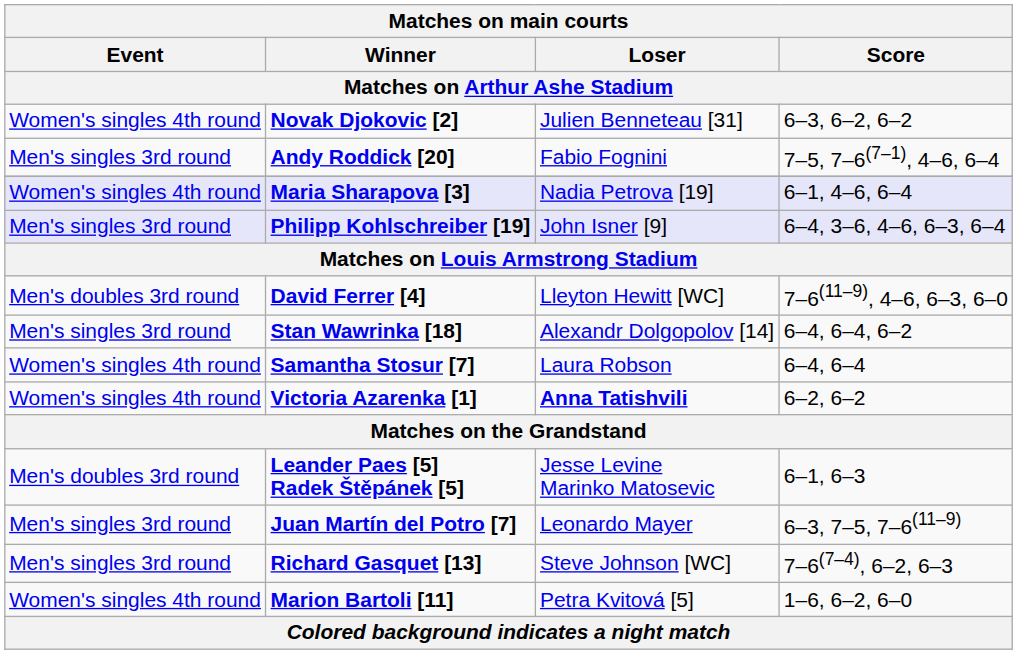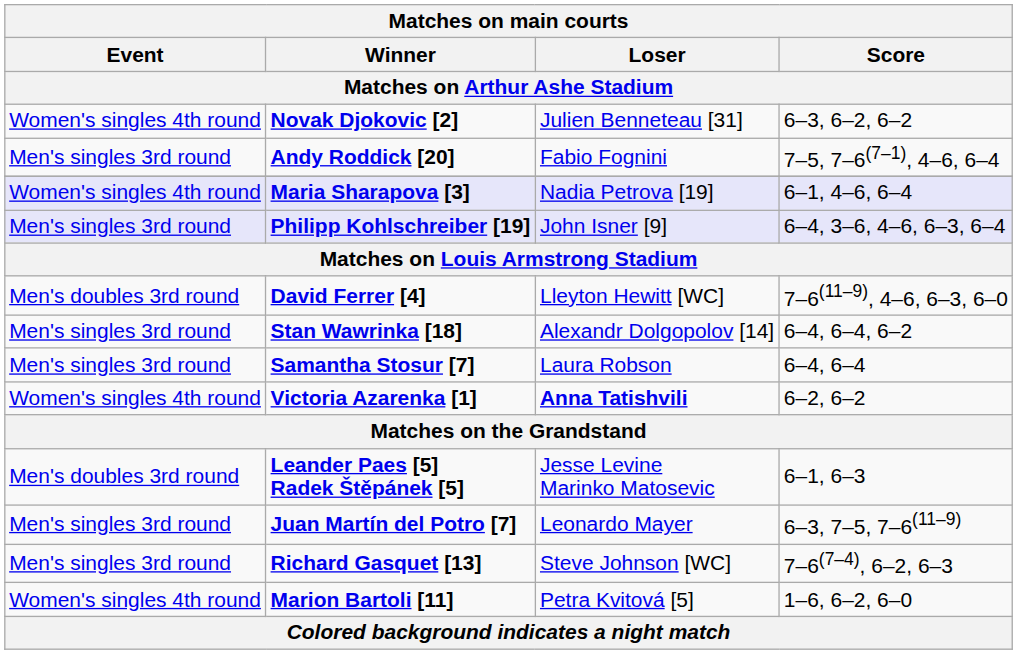(135, 364) Women's singles 4th round -> (120, 364) Men's singles 3rd round
